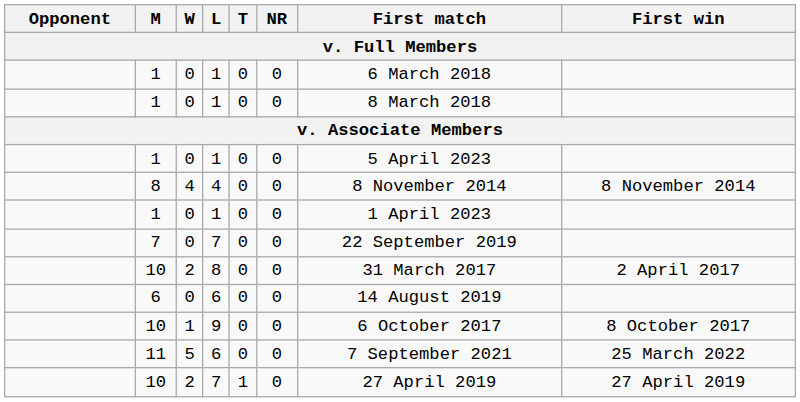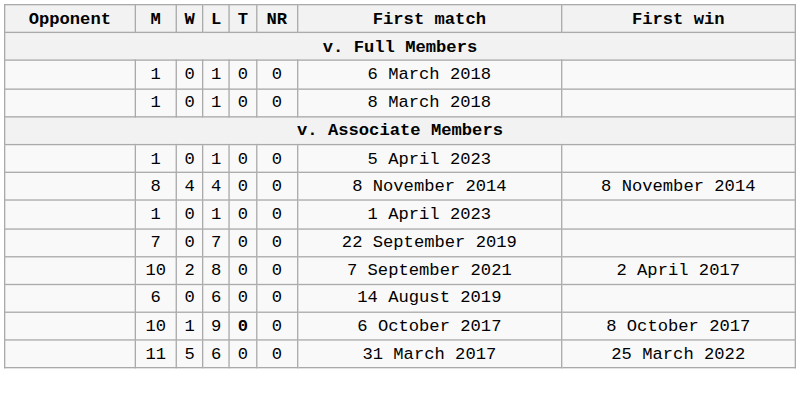(429, 270) 31 March 2017 -> (429, 270) 7 September 2021
(243, 326) normal -> (243, 326) bold
(429, 354) 7 September 2021 -> (429, 354) 31 March 2017
- row: (156, 382)
